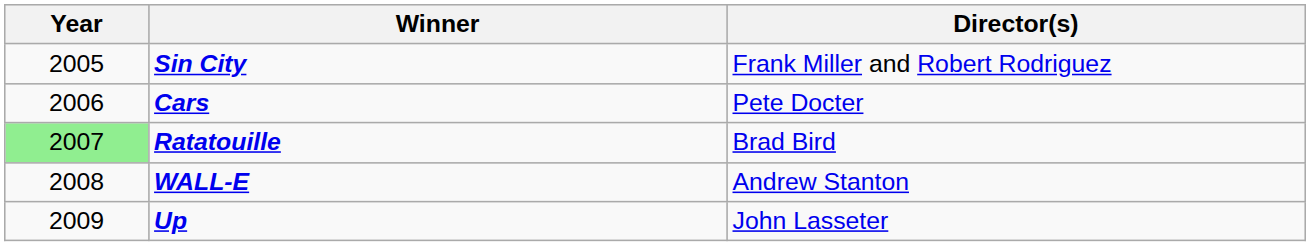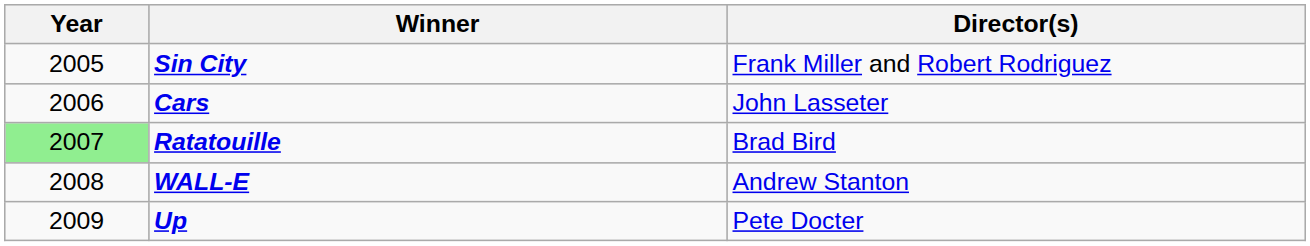(798, 102) Pete Docter -> (810, 102) John Lasseter
(810, 220) John Lasseter -> (798, 220) Pete Docter
